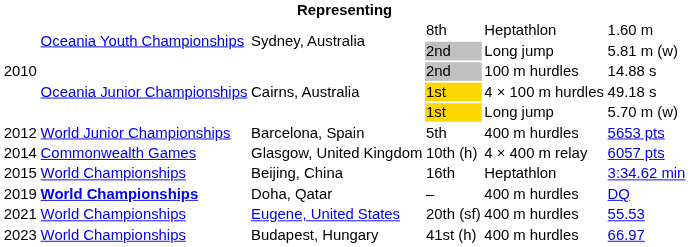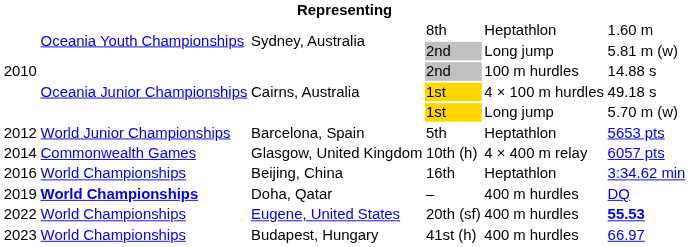(531, 132) 400 m hurdles -> (520, 132) Heptathlon
(20, 173) 2015 -> (20, 173) 2016
(20, 214) 2021 -> (20, 214) 2022
(626, 214) normal -> (626, 214) bold
